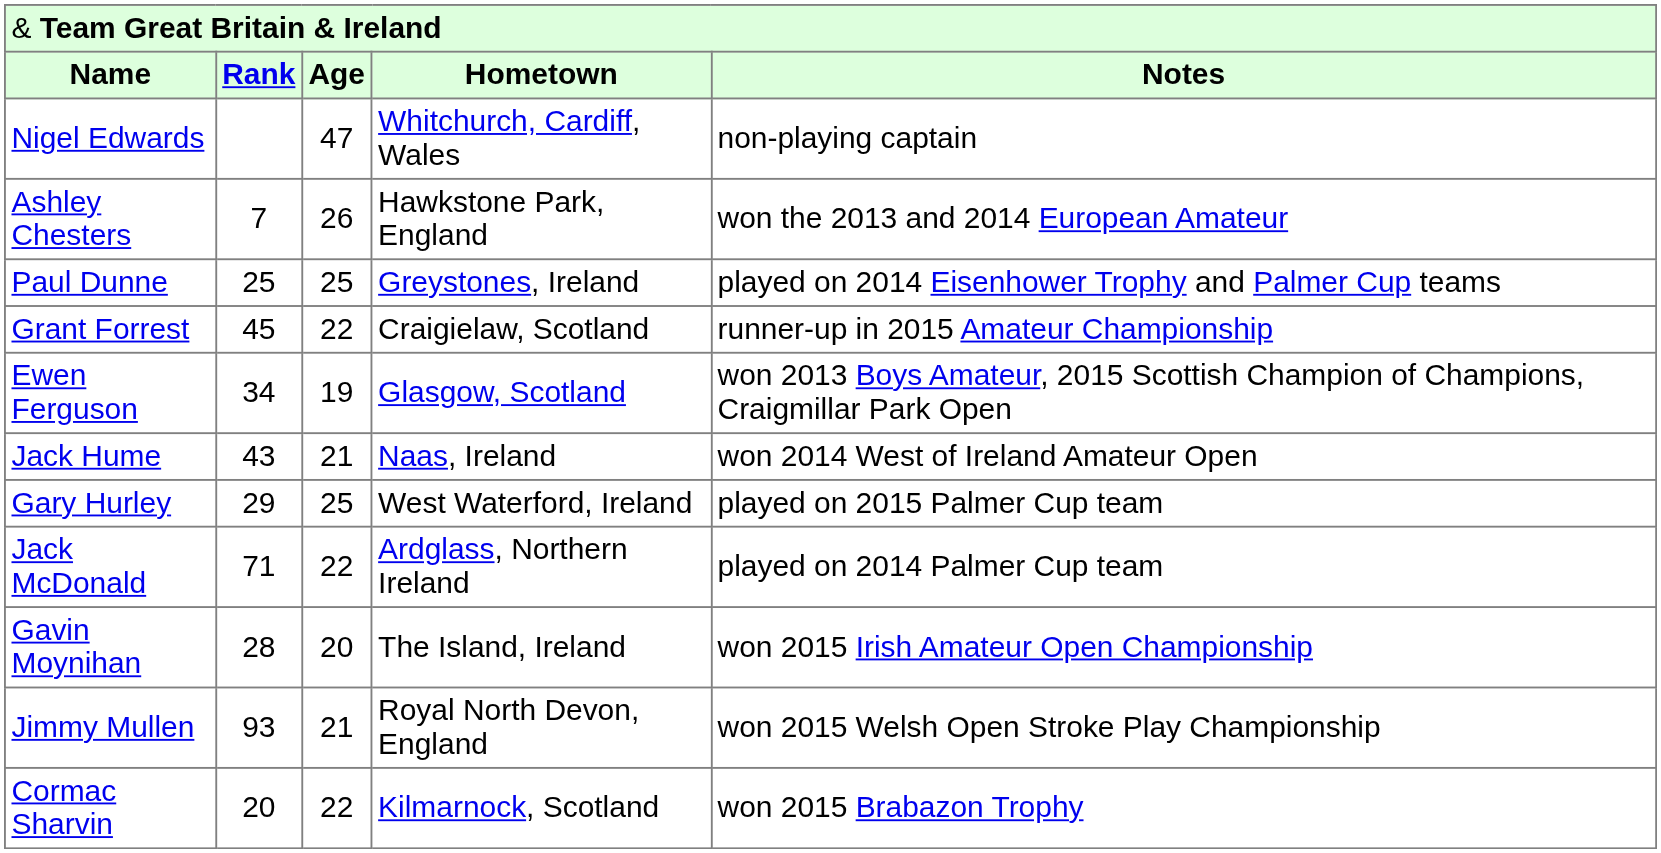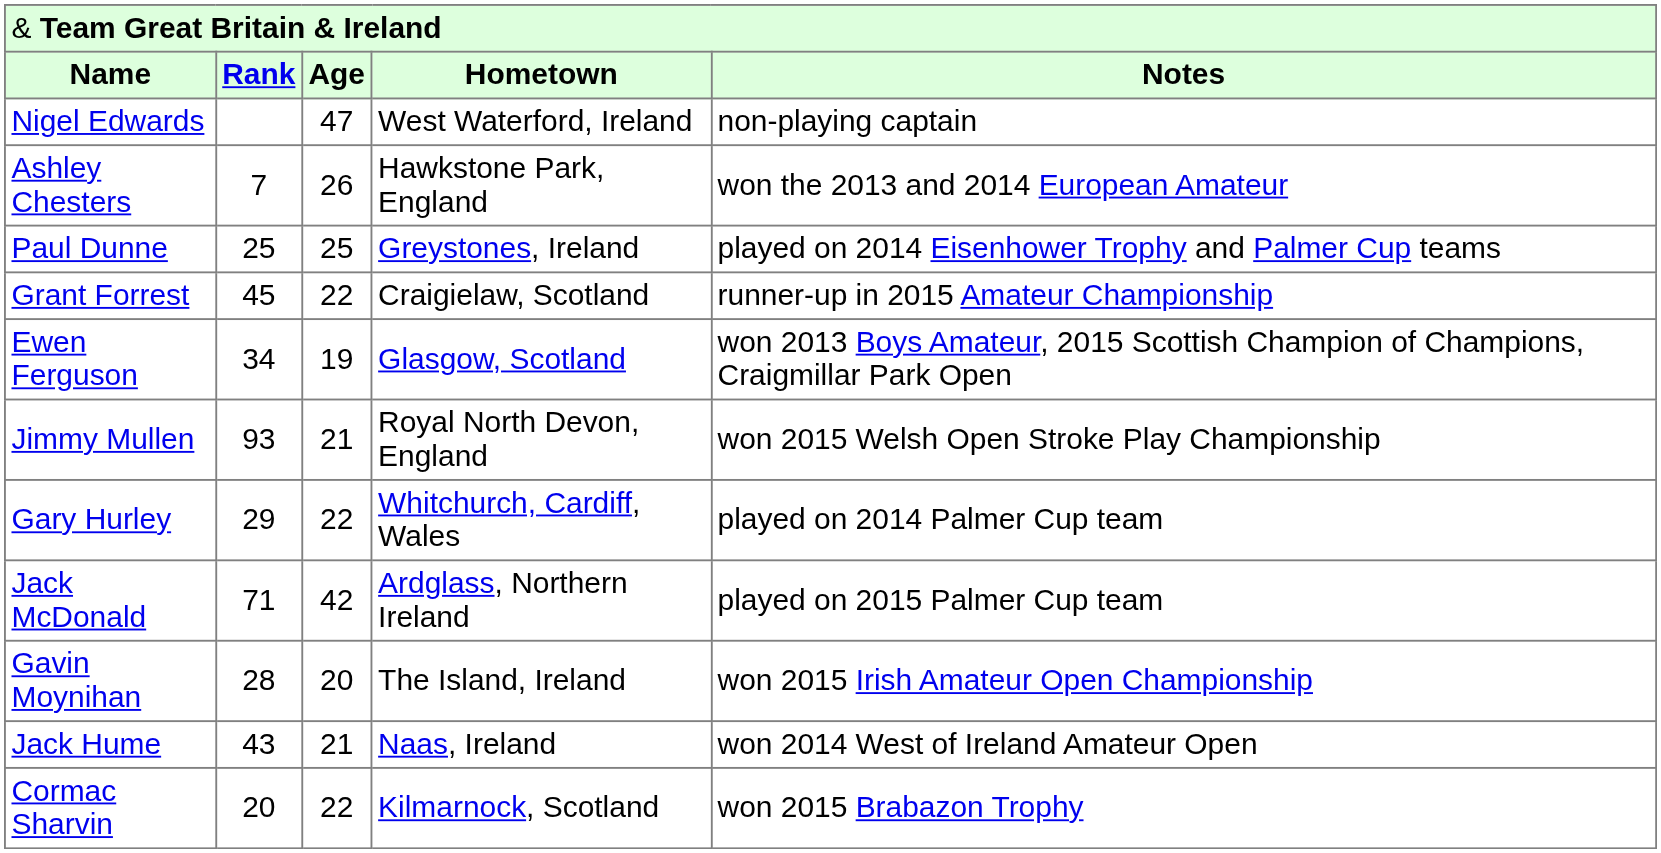(509, 138) Whitchurch, Cardiff, Wales -> (535, 121) West Waterford, Ireland
rows swapped: (86, 456) <-> (103, 727)
(337, 502) 25 -> (337, 519) 22
(535, 502) West Waterford, Ireland -> (509, 519) Whitchurch, Cardiff, Wales
(940, 502) played on 2015 Palmer Cup team -> (940, 519) played on 2014 Palmer Cup team
(337, 566) 22 -> (337, 600) 42
(940, 566) played on 2014 Palmer Cup team -> (940, 600) played on 2015 Palmer Cup team
